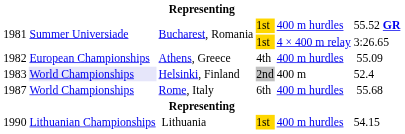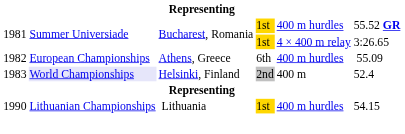(264, 58) 4th -> (264, 58) 6th
- row: (15, 90)
